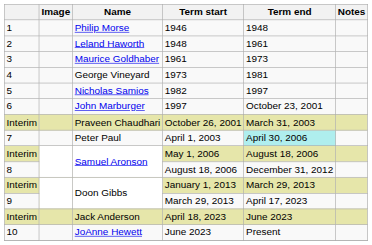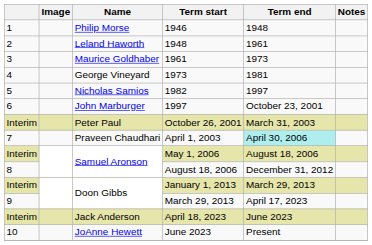(117, 122) Praveen Chaudhari -> (98, 122) Peter Paul
(98, 138) Peter Paul -> (117, 138) Praveen Chaudhari
